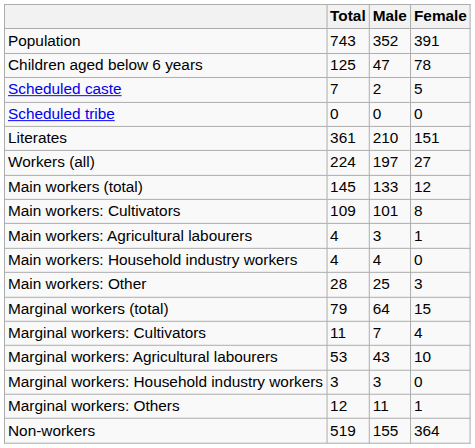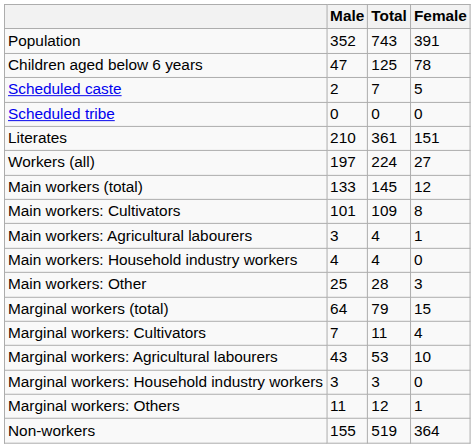columns swapped: (348, 16) <-> (390, 16)
